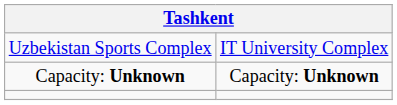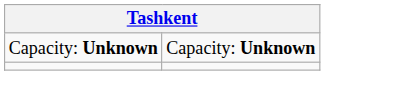- row: (110, 47)
